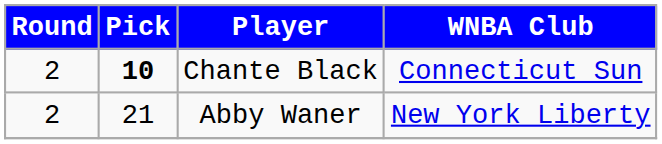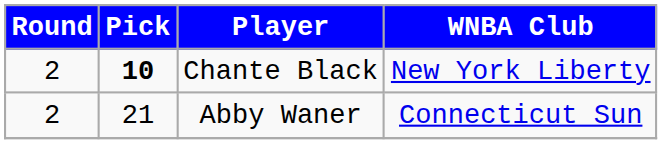(521, 71) Connecticut Sun -> (521, 71) New York Liberty
(521, 115) New York Liberty -> (521, 115) Connecticut Sun
